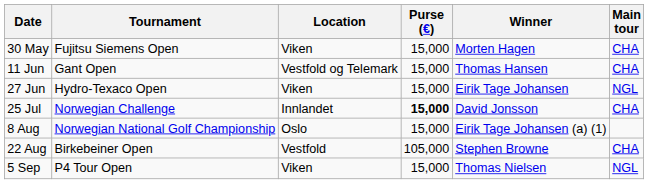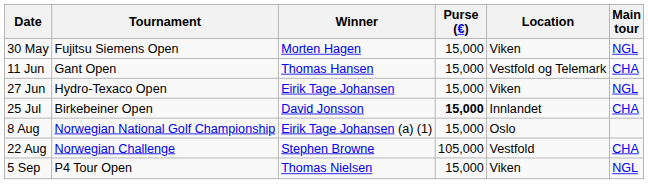columns swapped: (340, 22) <-> (531, 22)
(626, 49) CHA -> (625, 49) NGL
(115, 109) Norwegian Challenge -> (104, 109) Birkebeiner Open
(104, 149) Birkebeiner Open -> (115, 149) Norwegian Challenge
